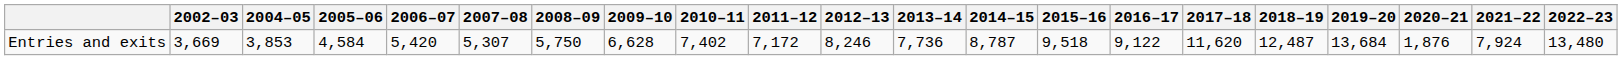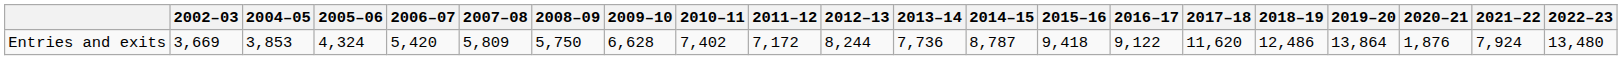(341, 42) 4,584 -> (341, 42) 4,324
(486, 42) 5,307 -> (486, 42) 5,809
(848, 42) 8,246 -> (848, 42) 8,244
(1065, 42) 9,518 -> (1065, 42) 9,418
(1287, 42) 12,487 -> (1287, 42) 12,486
(1359, 42) 13,684 -> (1359, 42) 13,864
